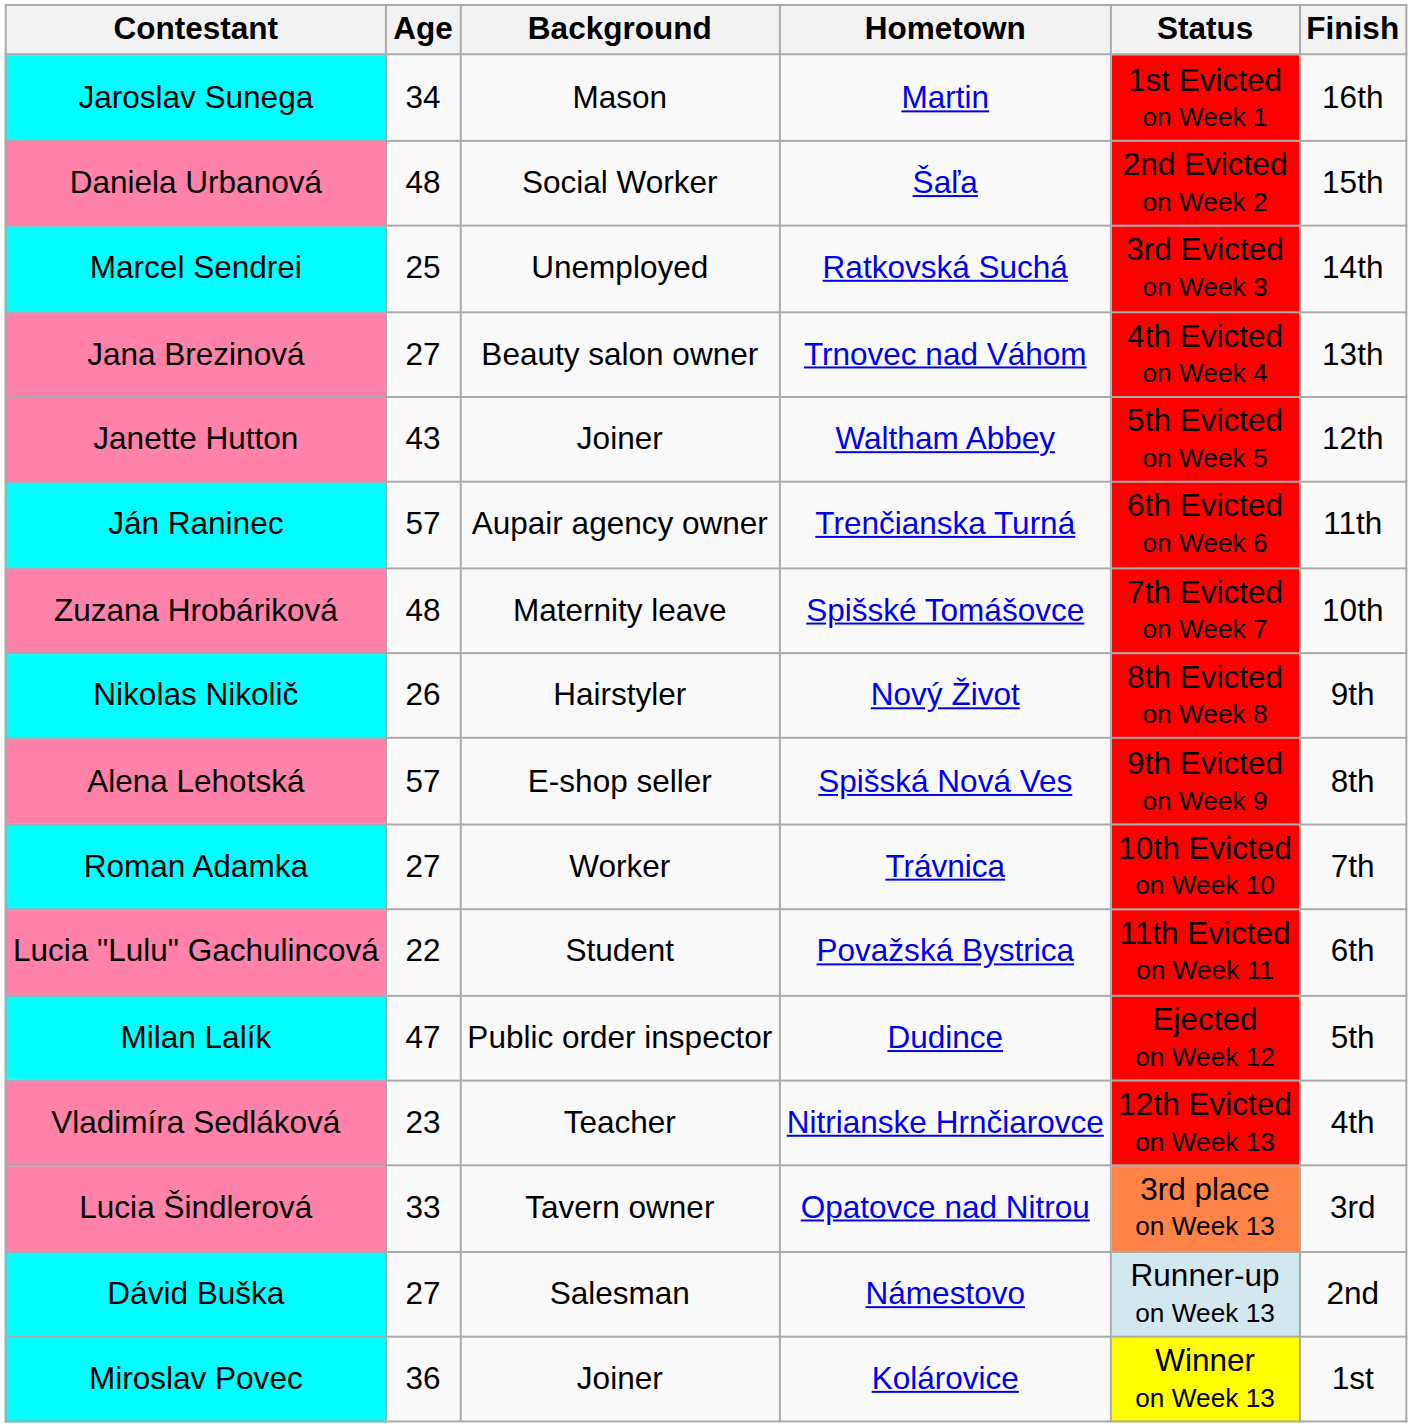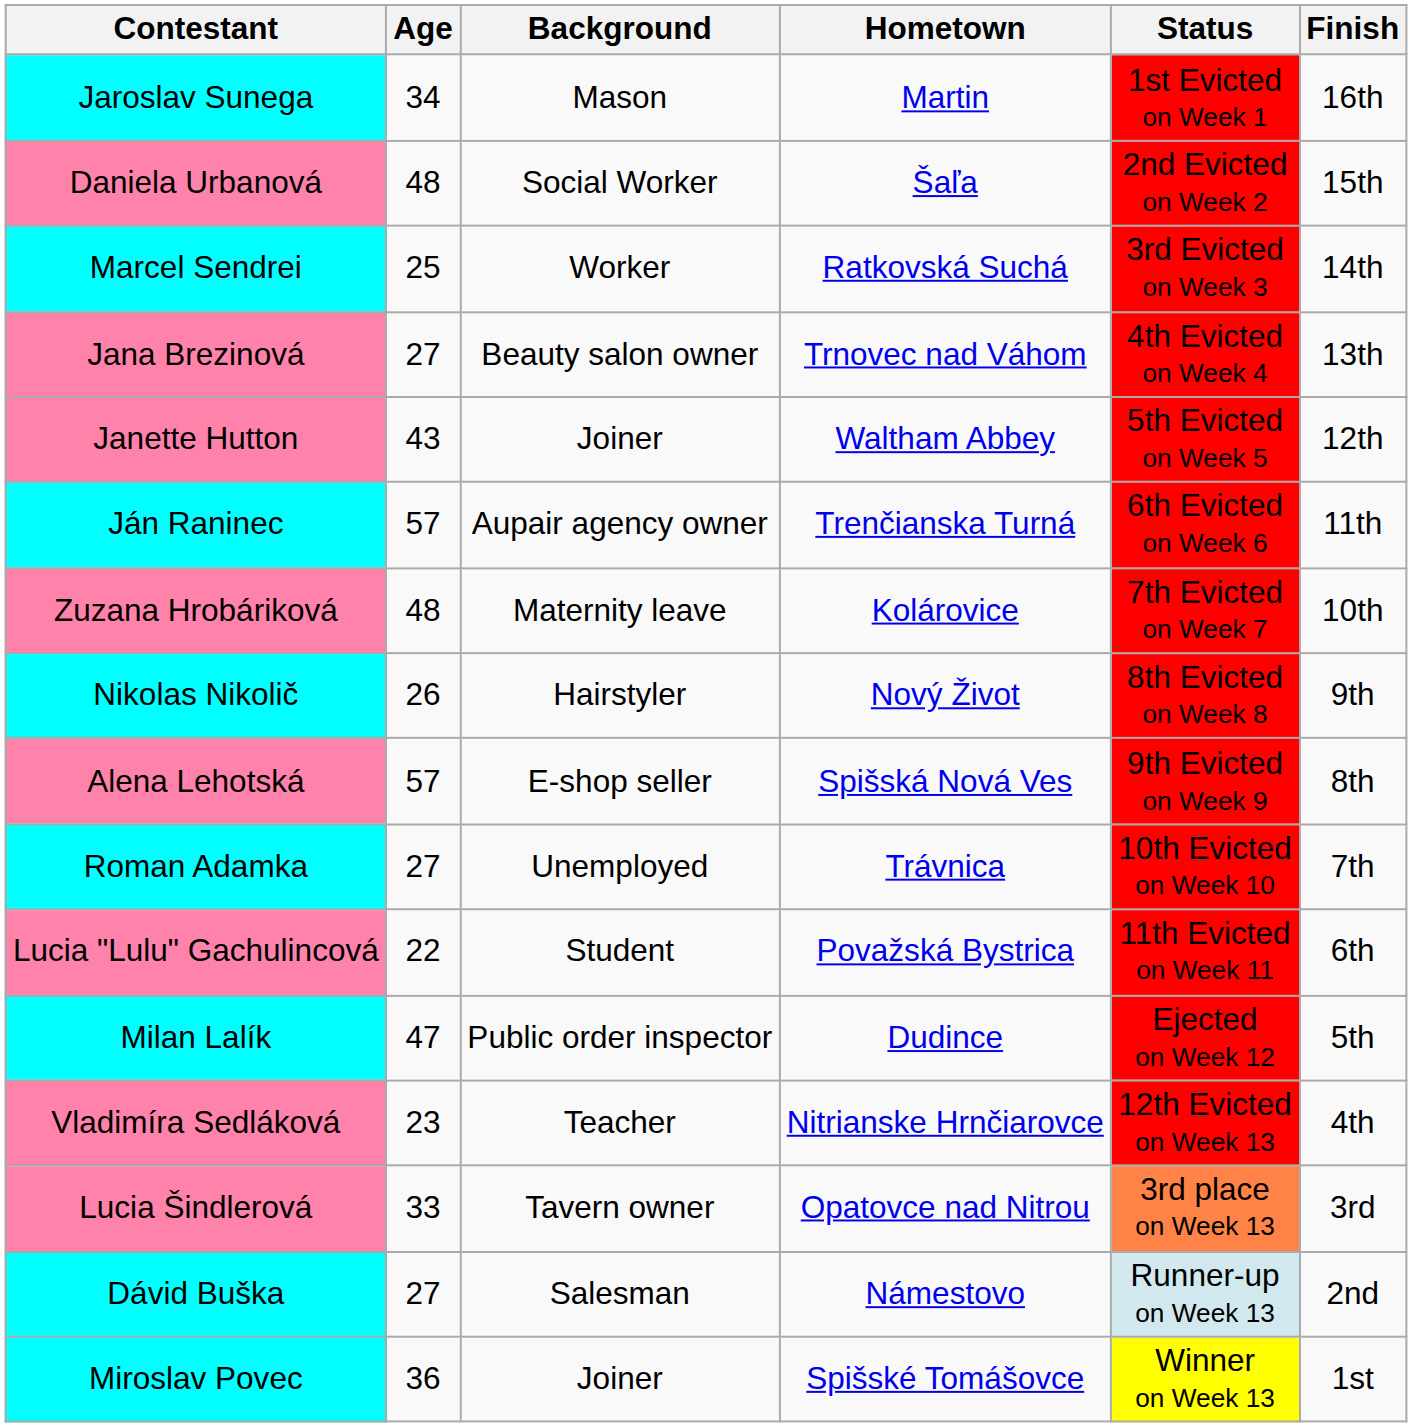(620, 268) Unemployed -> (620, 268) Worker
(945, 609) Spišské Tomášovce -> (945, 609) Kolárovice
(620, 866) Worker -> (620, 866) Unemployed
(945, 1378) Kolárovice -> (945, 1378) Spišské Tomášovce
